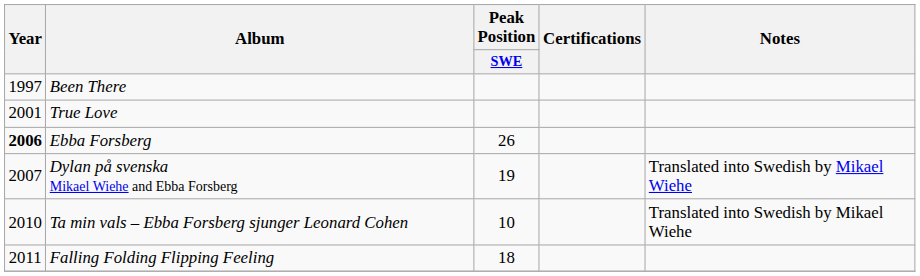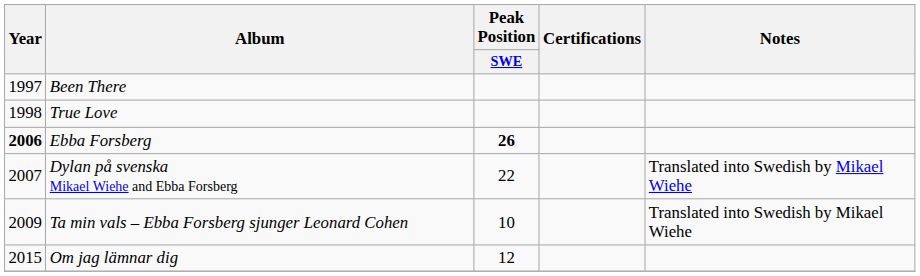(25, 113) 2001 -> (25, 113) 1998
(506, 140) normal -> (506, 140) bold
(506, 176) 19 -> (506, 176) 22
(25, 221) 2010 -> (25, 221) 2009
- row: (162, 257)
+ row: (114, 257)
